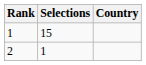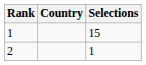columns swapped: (117, 13) <-> (65, 13)
